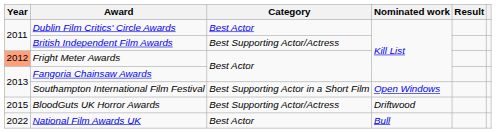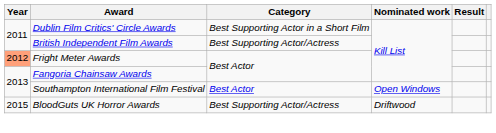(232, 27) Best Actor -> (289, 27) Best Supporting Actor in a Short Film
(289, 89) Best Supporting Actor in a Short Film -> (232, 89) Best Actor
- row: (87, 120)
